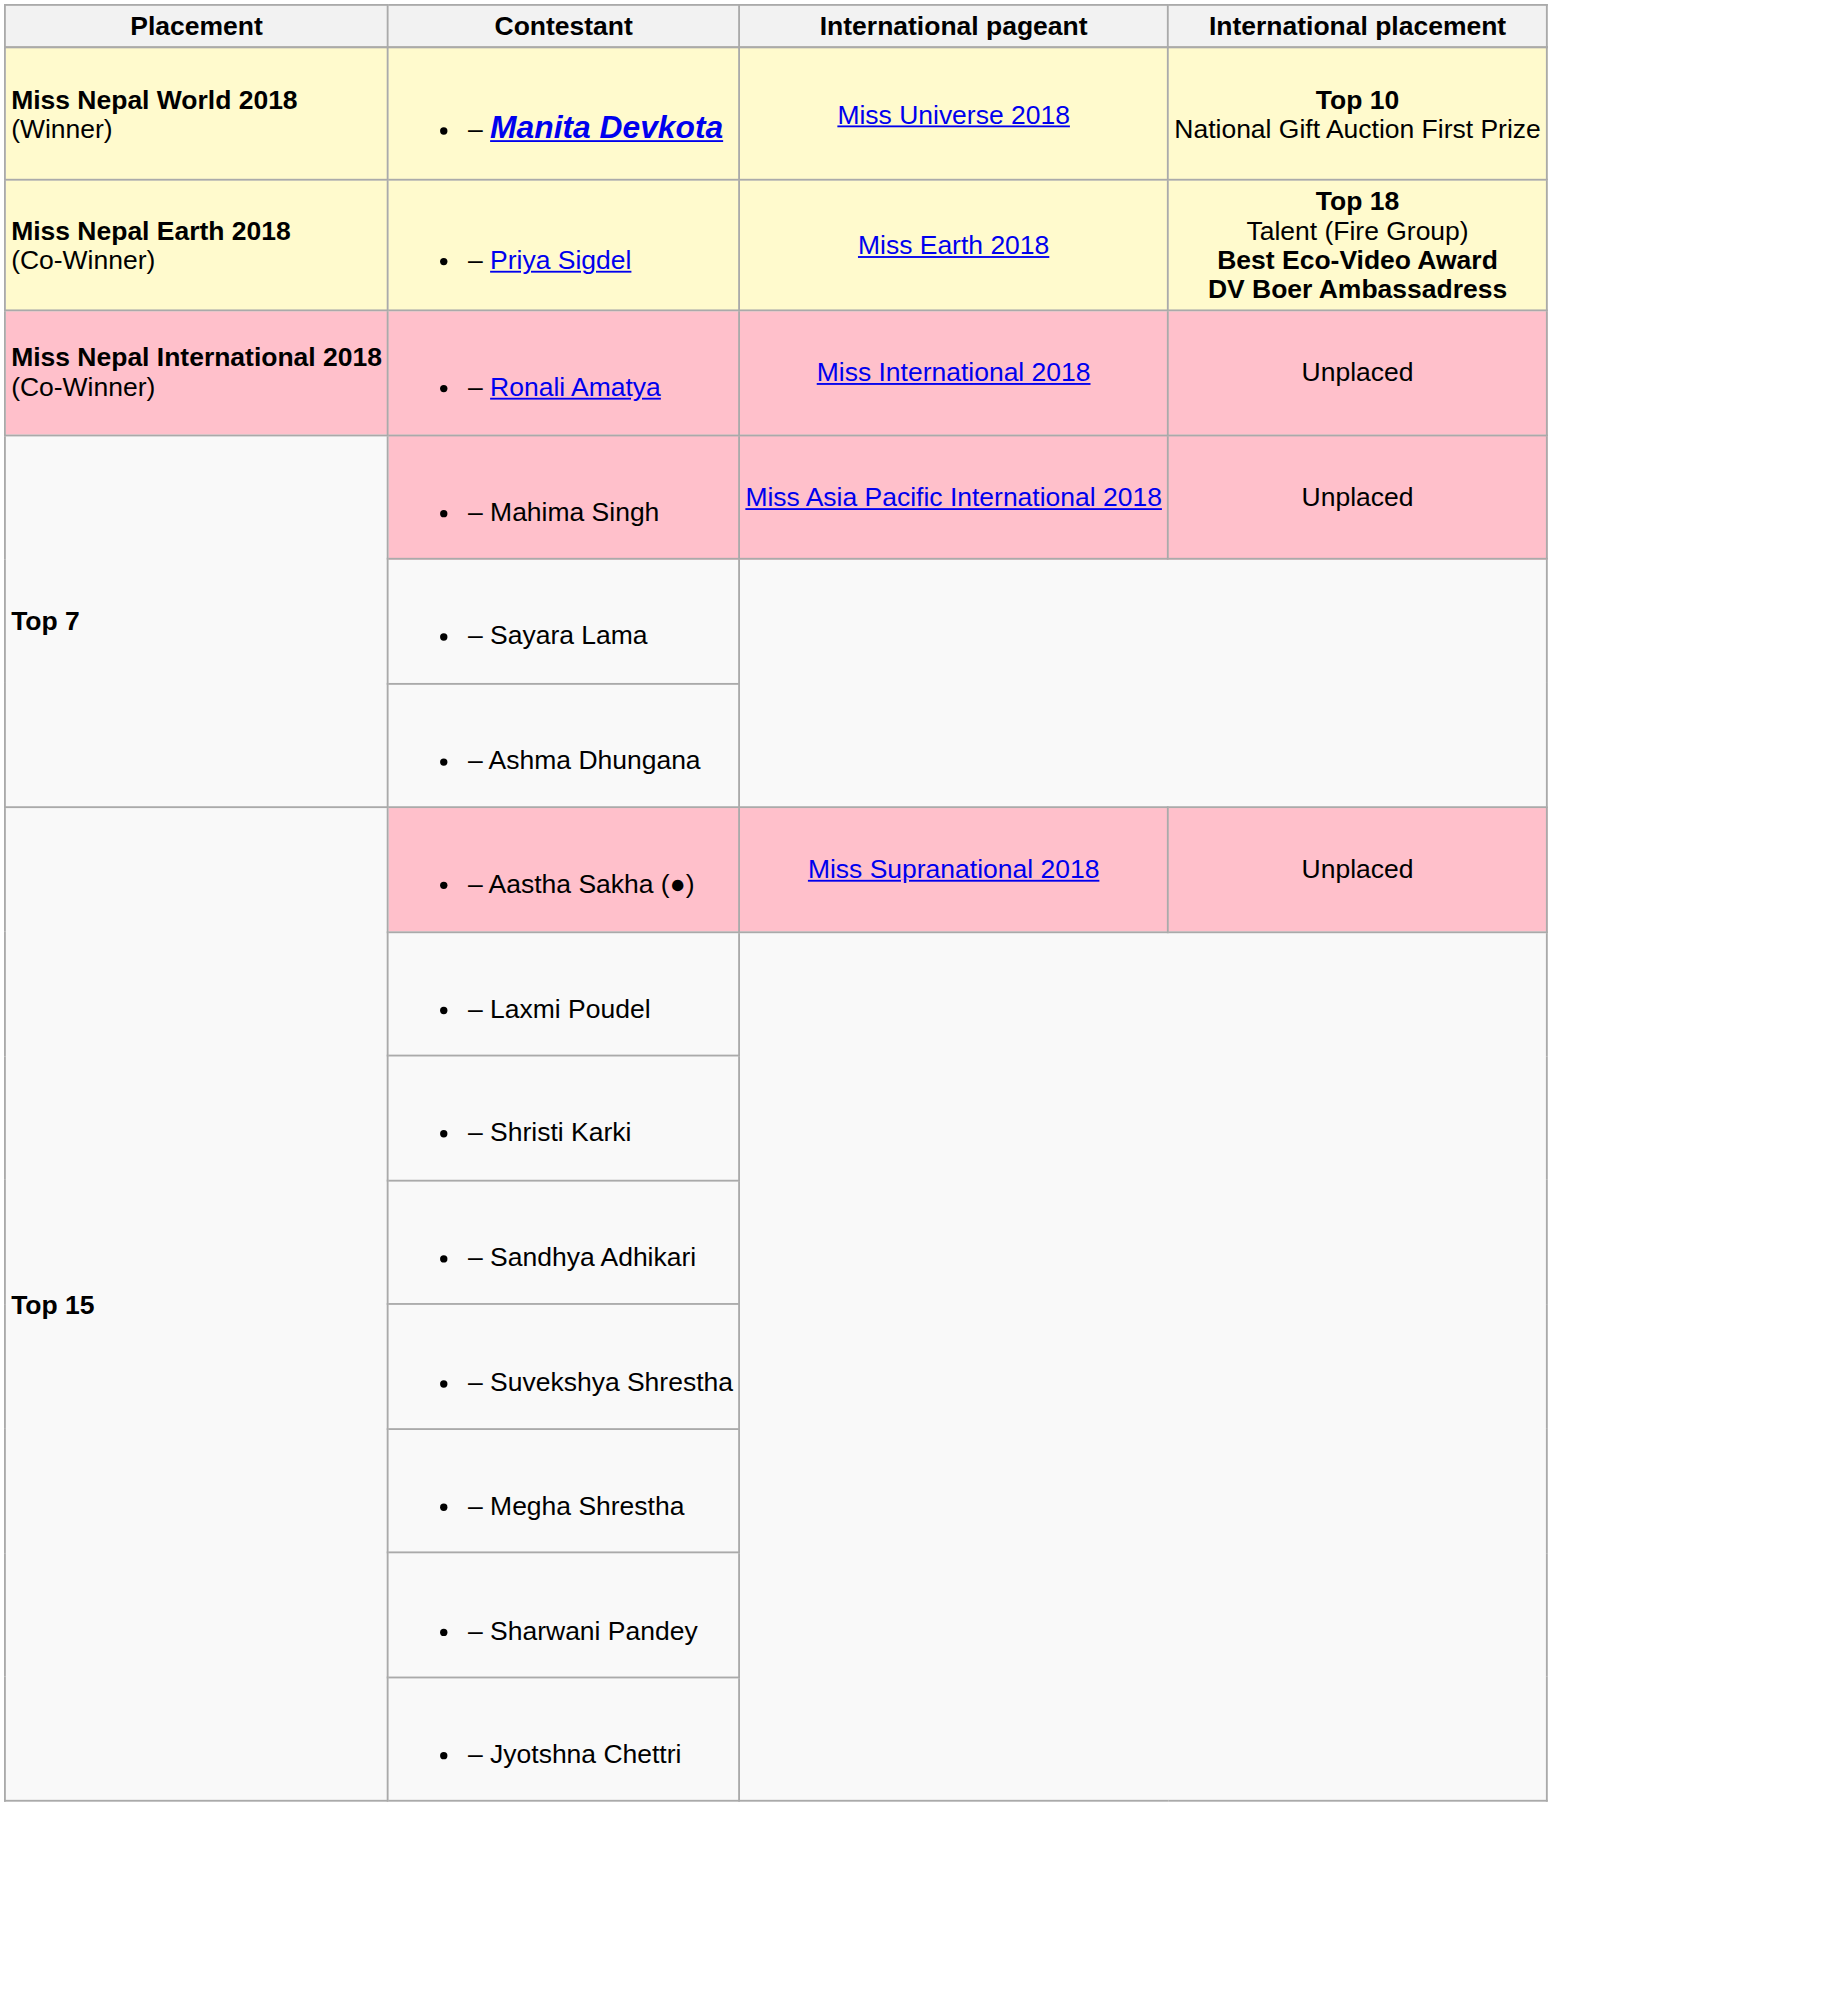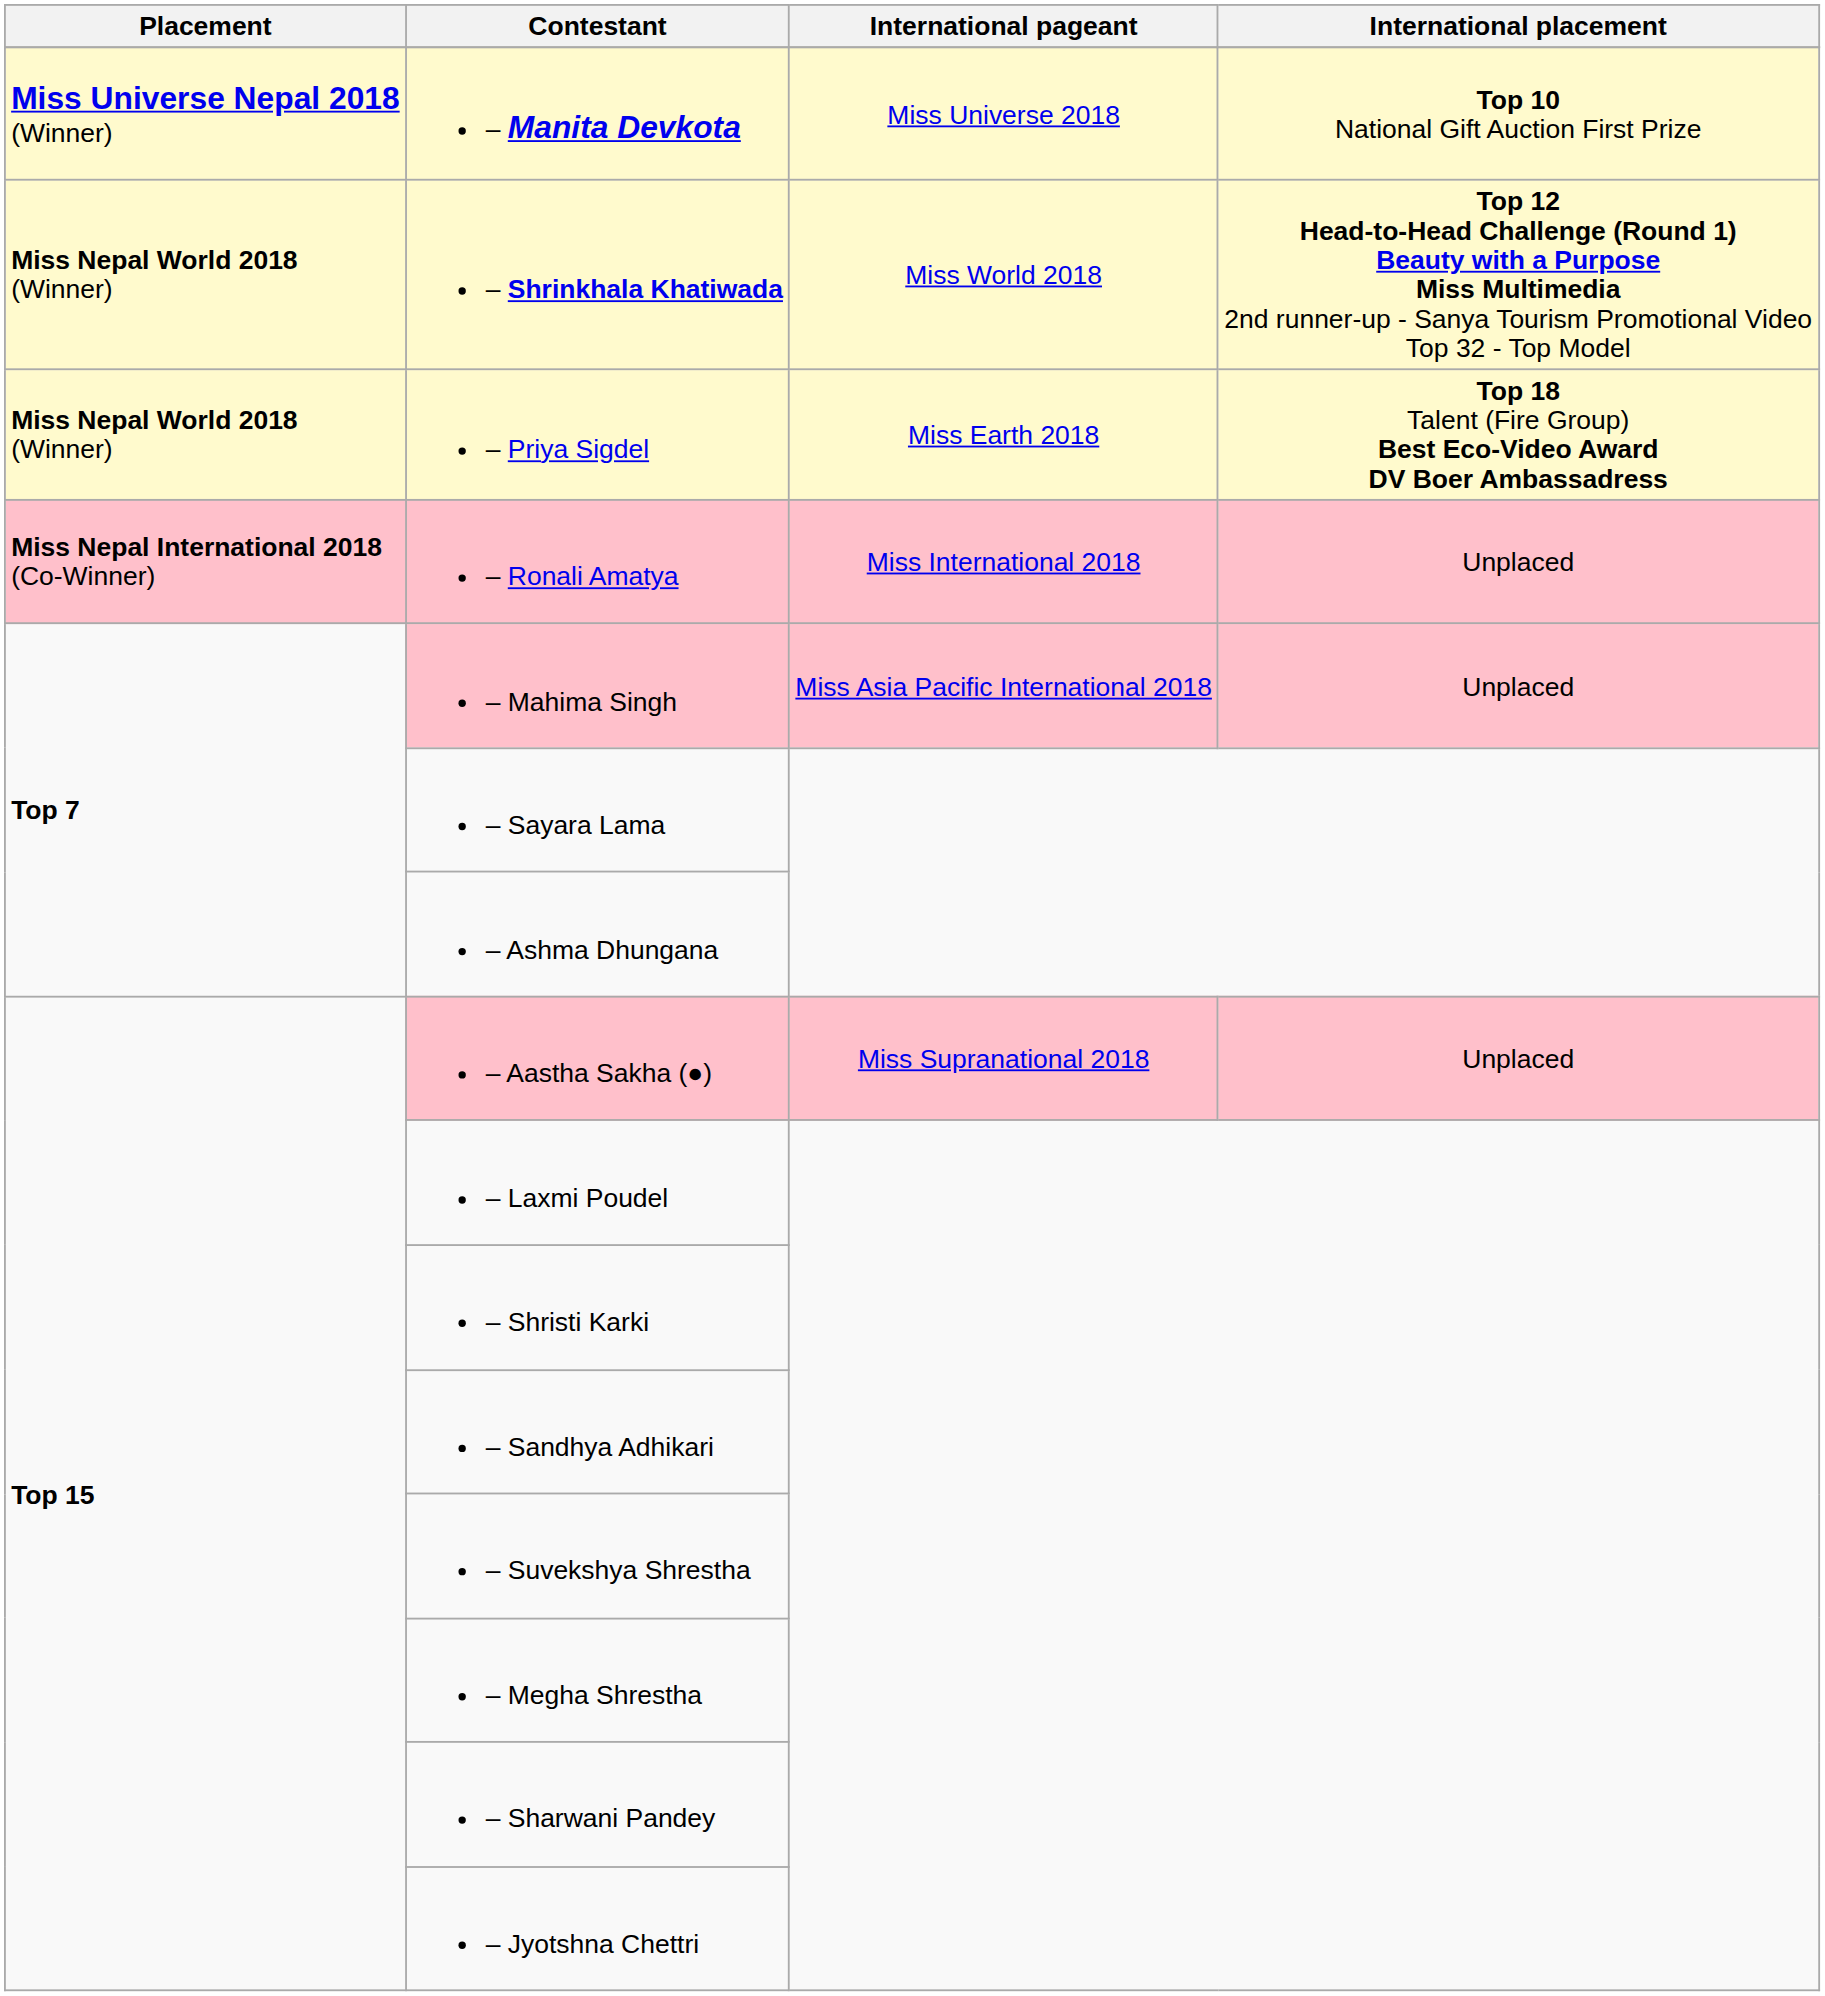(154, 114) Miss Nepal World 2018 (Winner) -> (205, 114) Miss Universe Nepal 2018 (Winner)
+ row: (598, 290)
(151, 246) Miss Nepal Earth 2018 (Co-Winner) -> (154, 435) Miss Nepal World 2018 (Winner)
